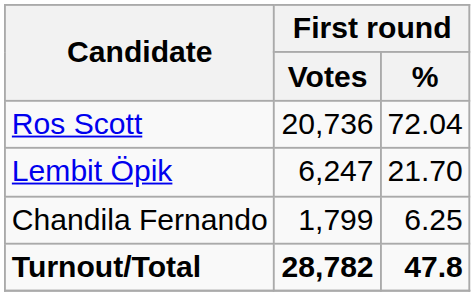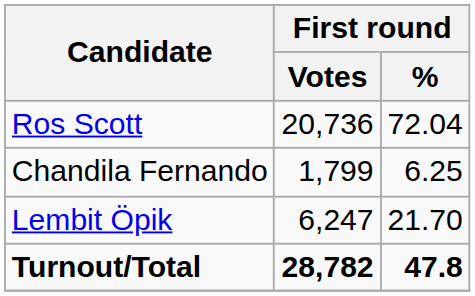rows swapped: (92, 171) <-> (140, 219)
